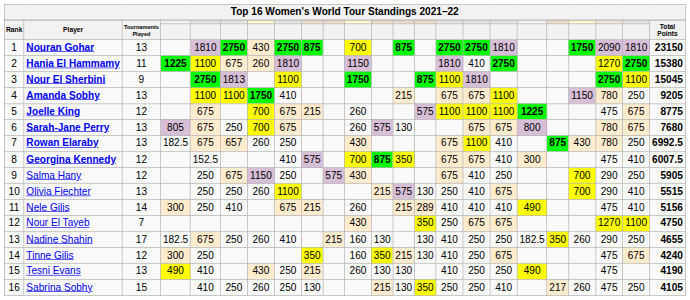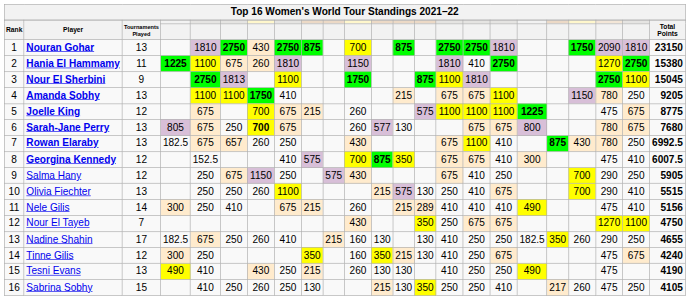(261, 127) normal -> (261, 127) bold
(382, 127) 575 -> (382, 127) 577
